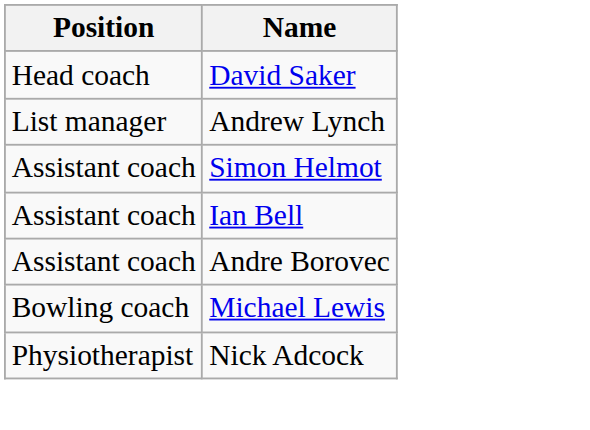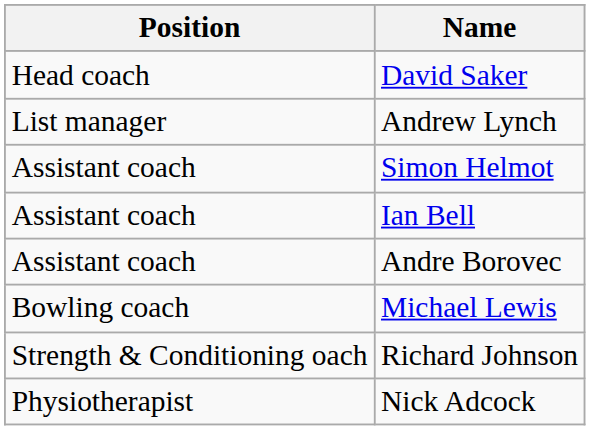+ row: (480, 354)
